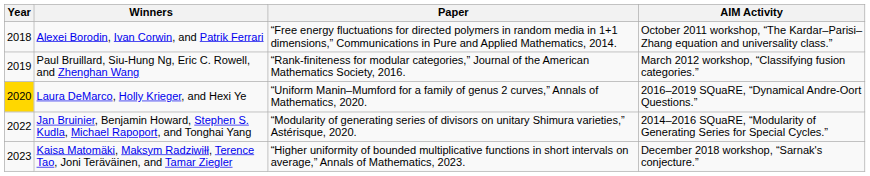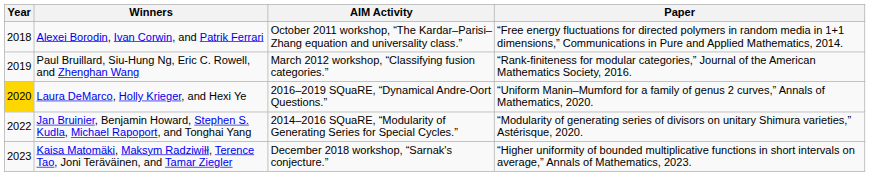columns swapped: (453, 13) <-> (752, 13)
